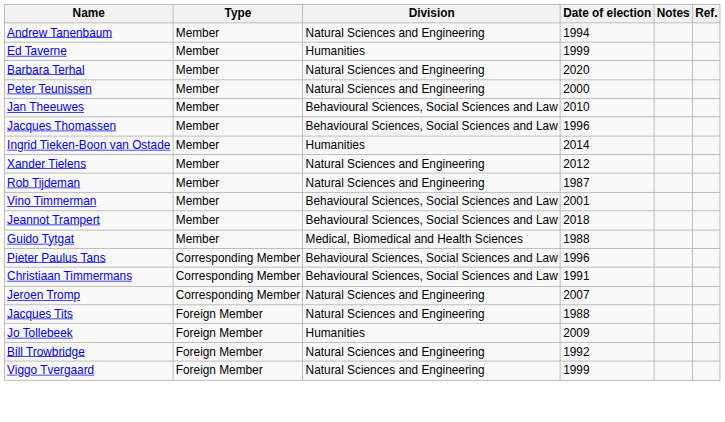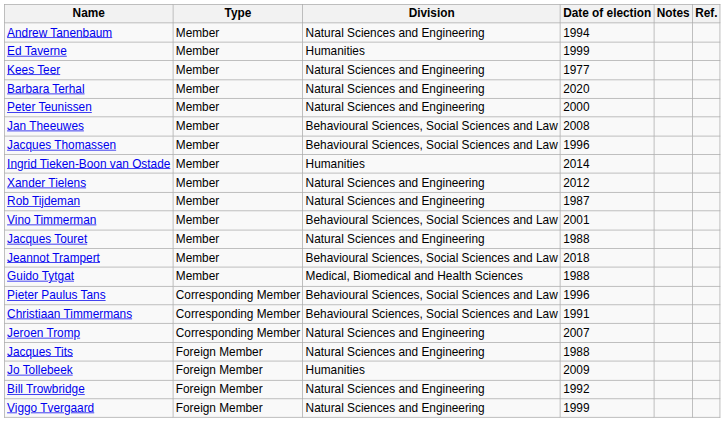+ row: (34, 70)
(576, 107) 2010 -> (576, 126) 2008
+ row: (47, 239)
